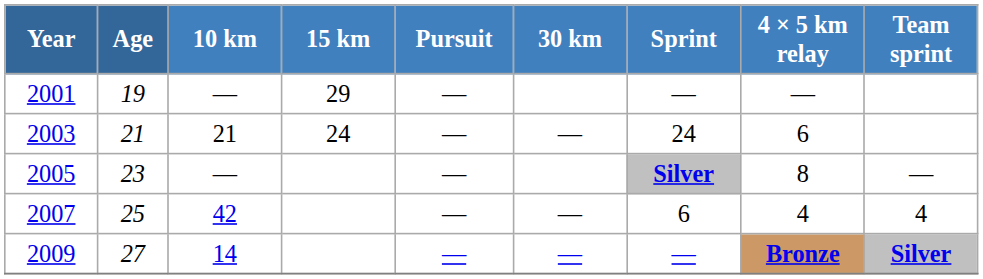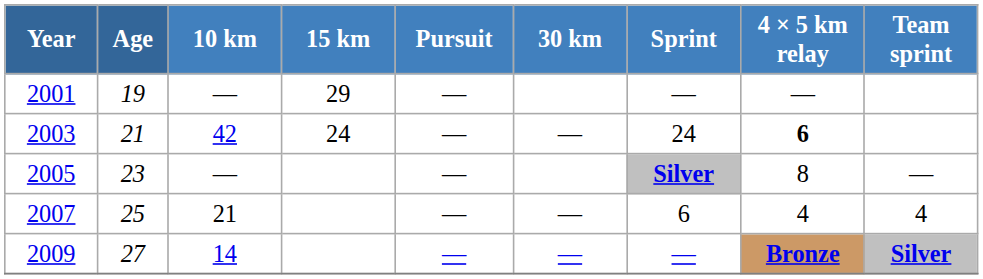(225, 133) 21 -> (225, 133) 42
(803, 133) normal -> (803, 133) bold
(225, 213) 42 -> (225, 213) 21
